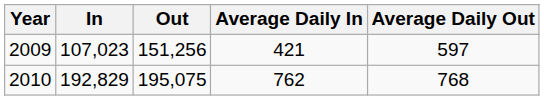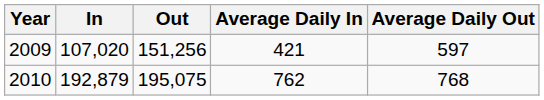(95, 49) 107,023 -> (95, 49) 107,020
(95, 79) 192,829 -> (95, 79) 192,879
